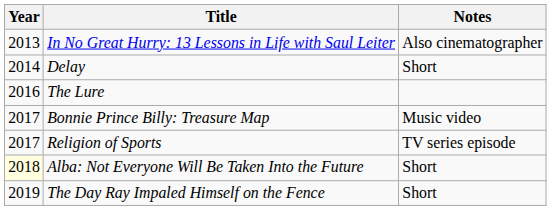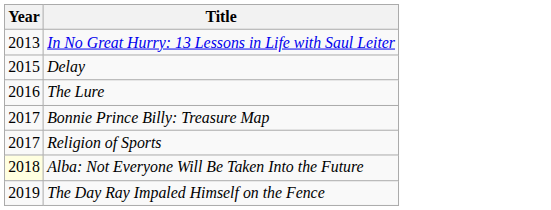- column: (472, 17)
(24, 67) 2014 -> (24, 67) 2015
